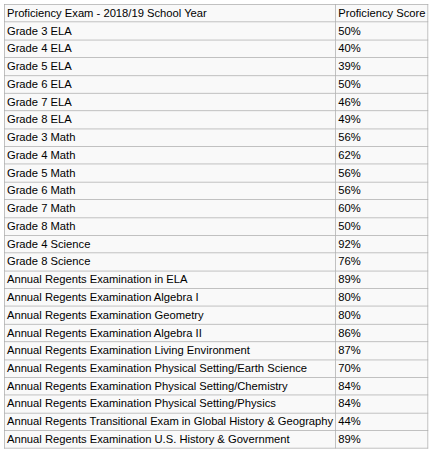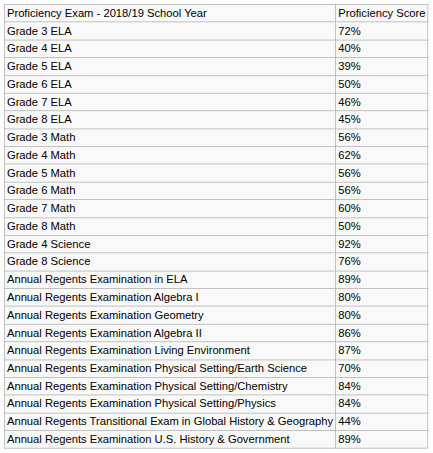(350, 31) 50% -> (350, 31) 72%
(350, 119) 49% -> (350, 119) 45%
